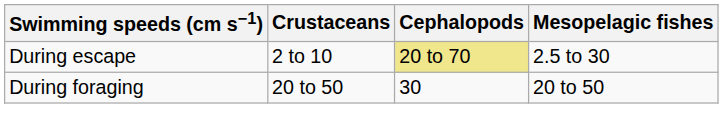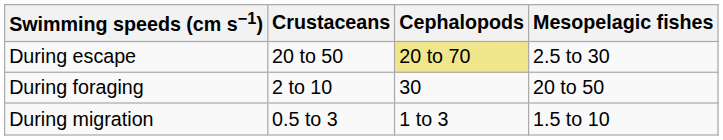(302, 56) 2 to 10 -> (308, 56) 20 to 50
(308, 87) 20 to 50 -> (302, 87) 2 to 10
+ row: (81, 119)
